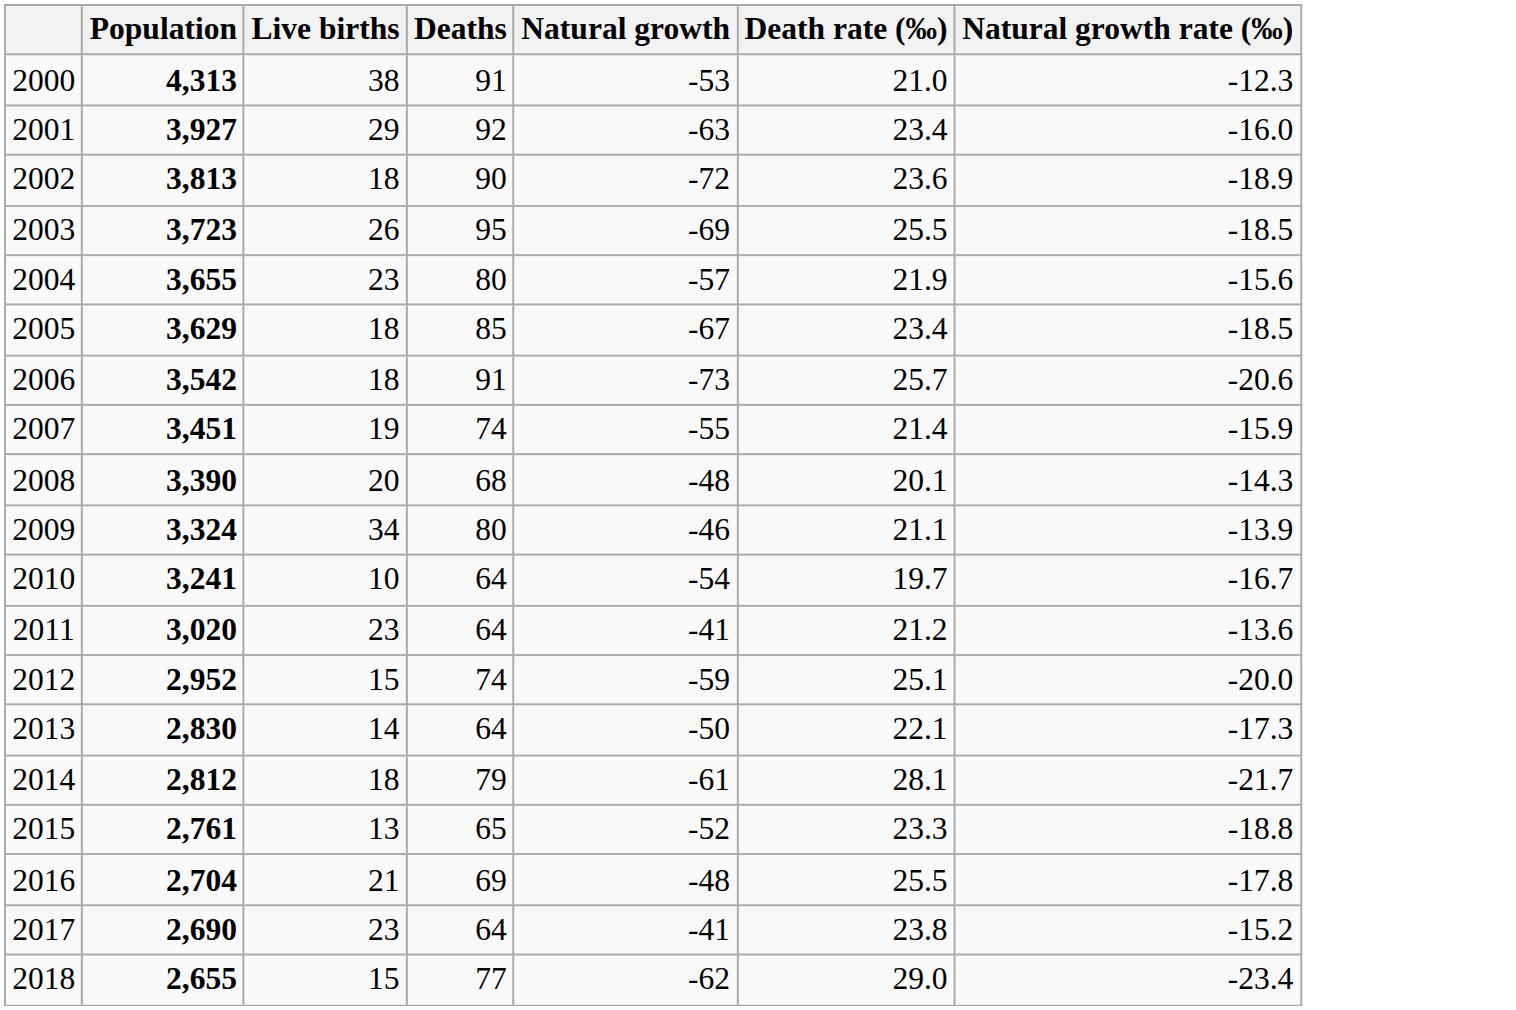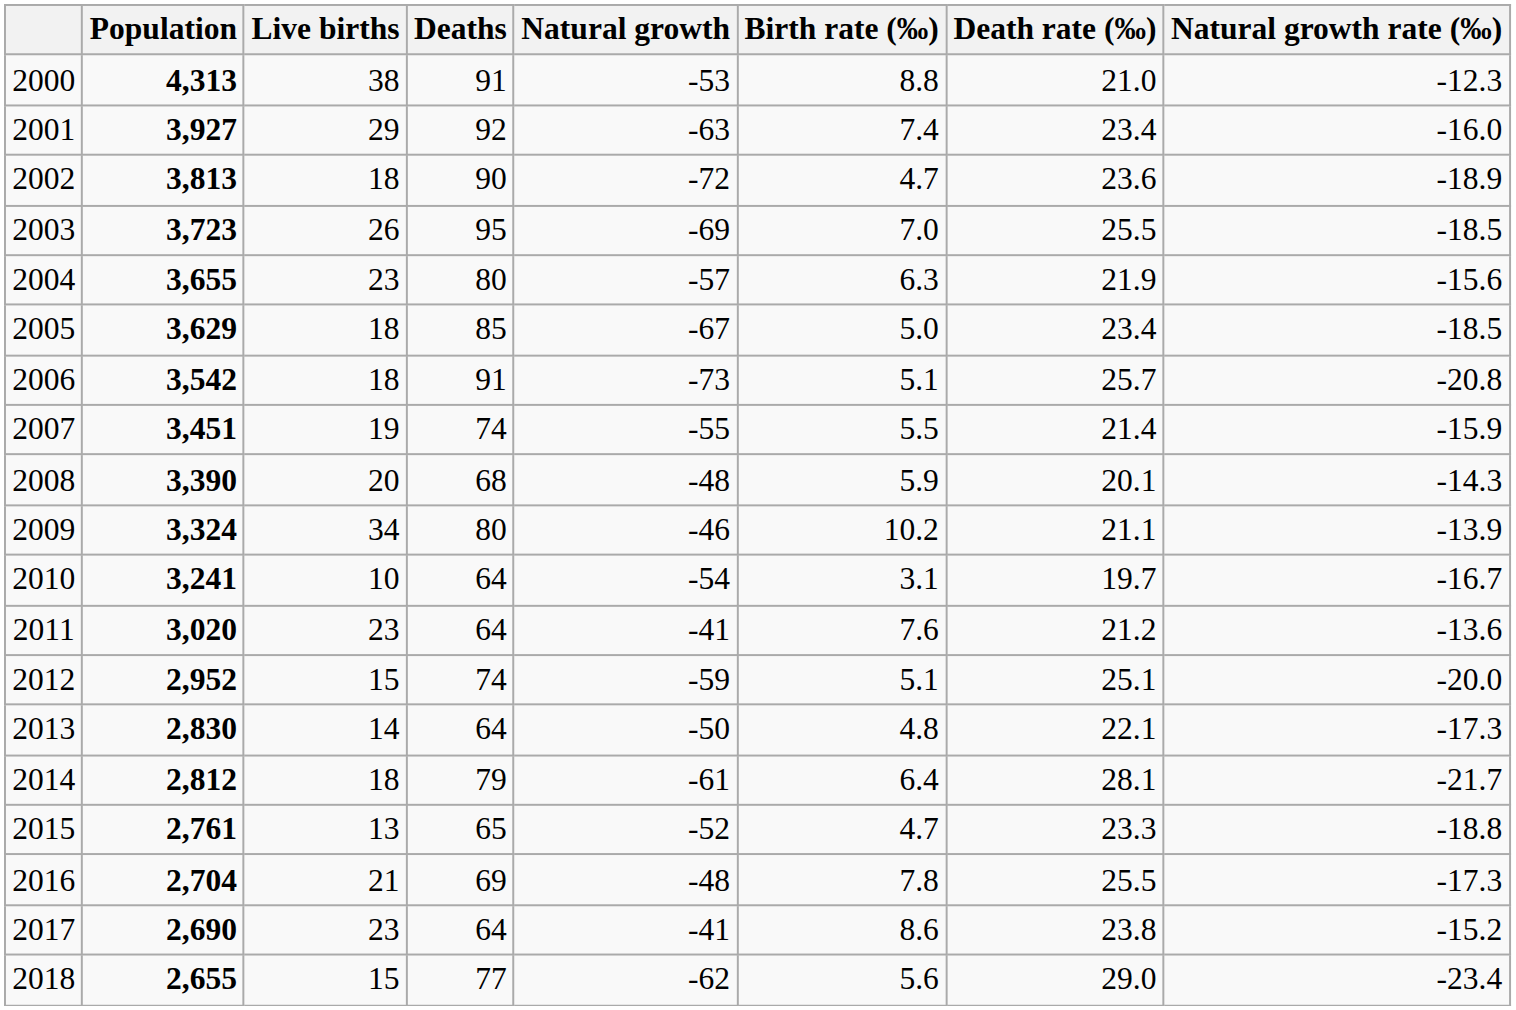+ column: (842, 29)
(1260, 379) -20.6 -> (1469, 379) -20.8
(1260, 879) -17.8 -> (1469, 879) -17.3
